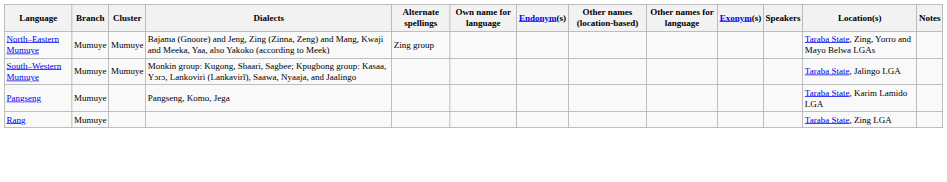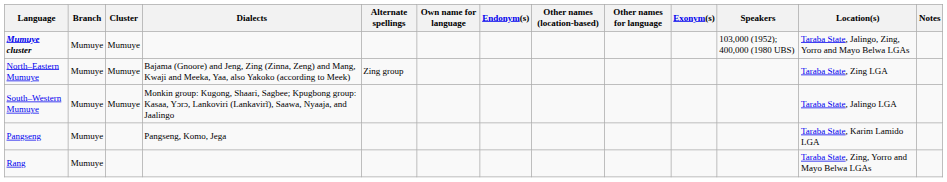+ row: (23, 44)
(858, 44) Taraba State, Zing, Yorro and Mayo Belwa LGAs -> (844, 71) Taraba State, Zing LGA
(848, 119) Taraba State, Zing LGA -> (854, 163) Taraba State, Zing, Yorro and Mayo Belwa LGAs
